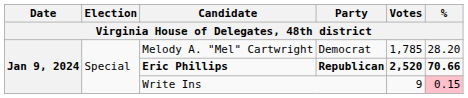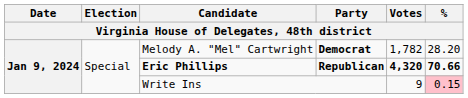(345, 49) normal -> (345, 49) bold
(406, 49) 1,785 -> (406, 49) 1,782
(406, 67) 2,520 -> (406, 67) 4,320
